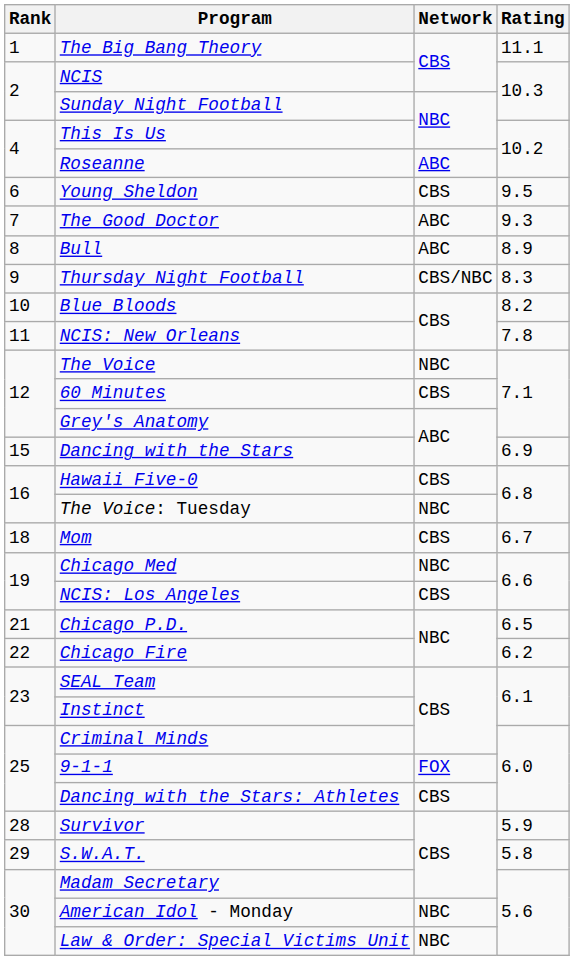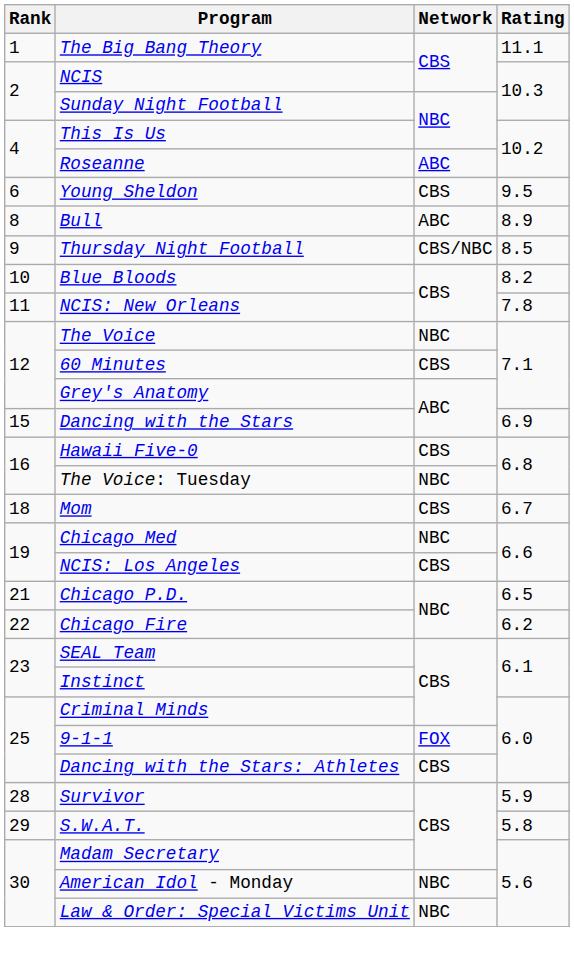- row: (139, 221)
(517, 278) 8.3 -> (517, 250) 8.5
